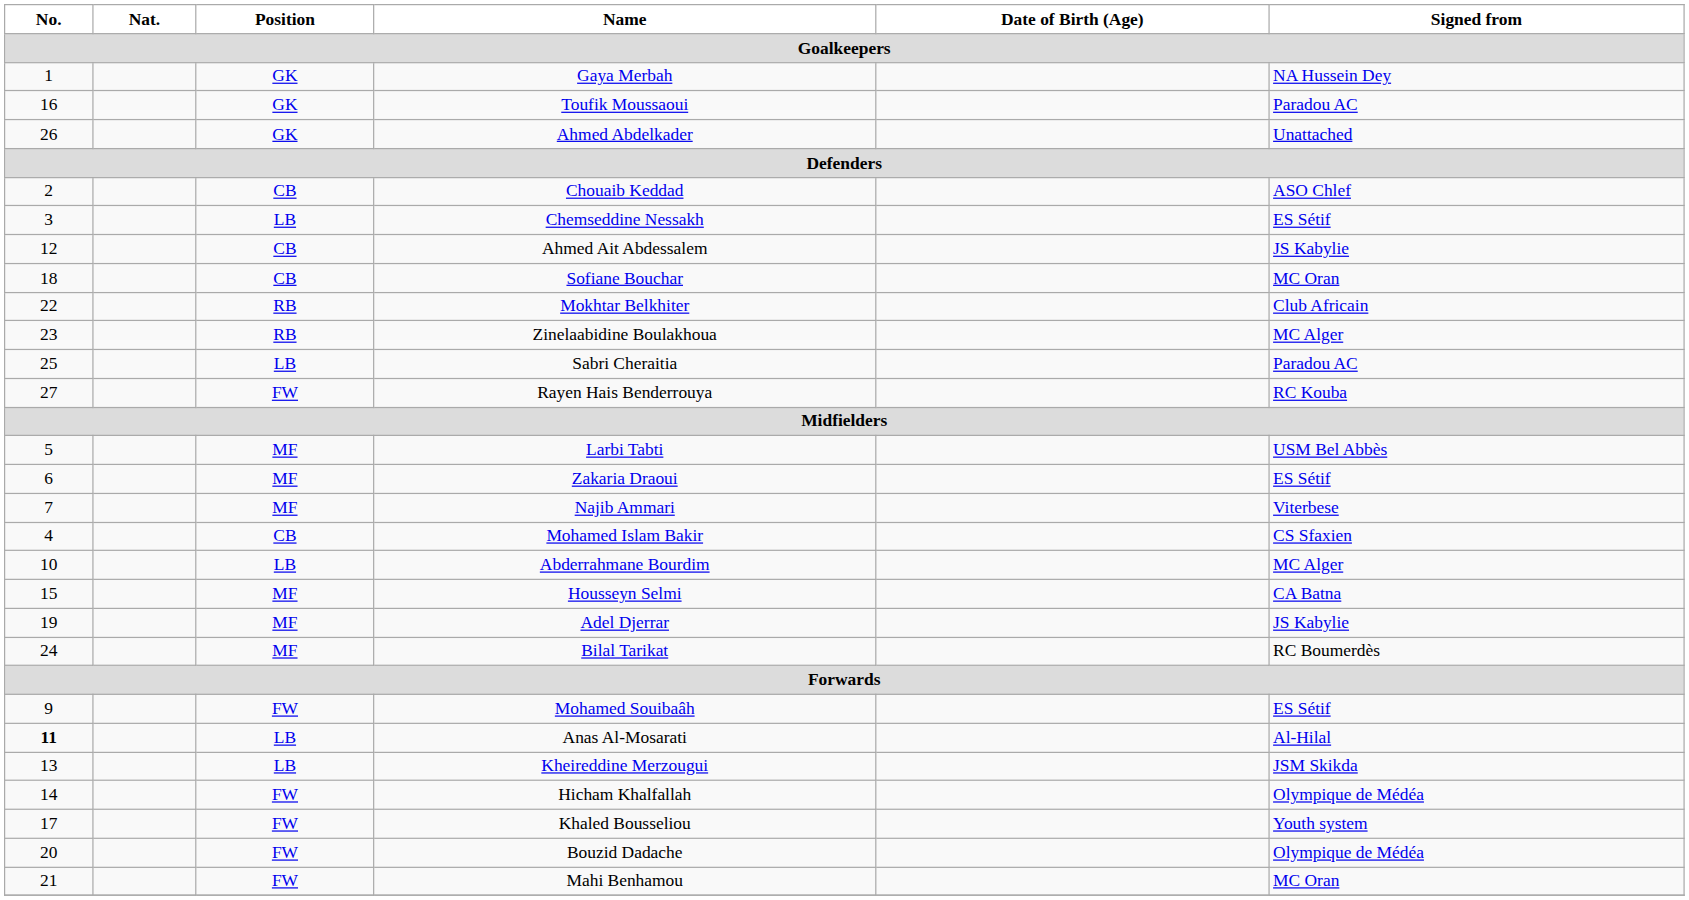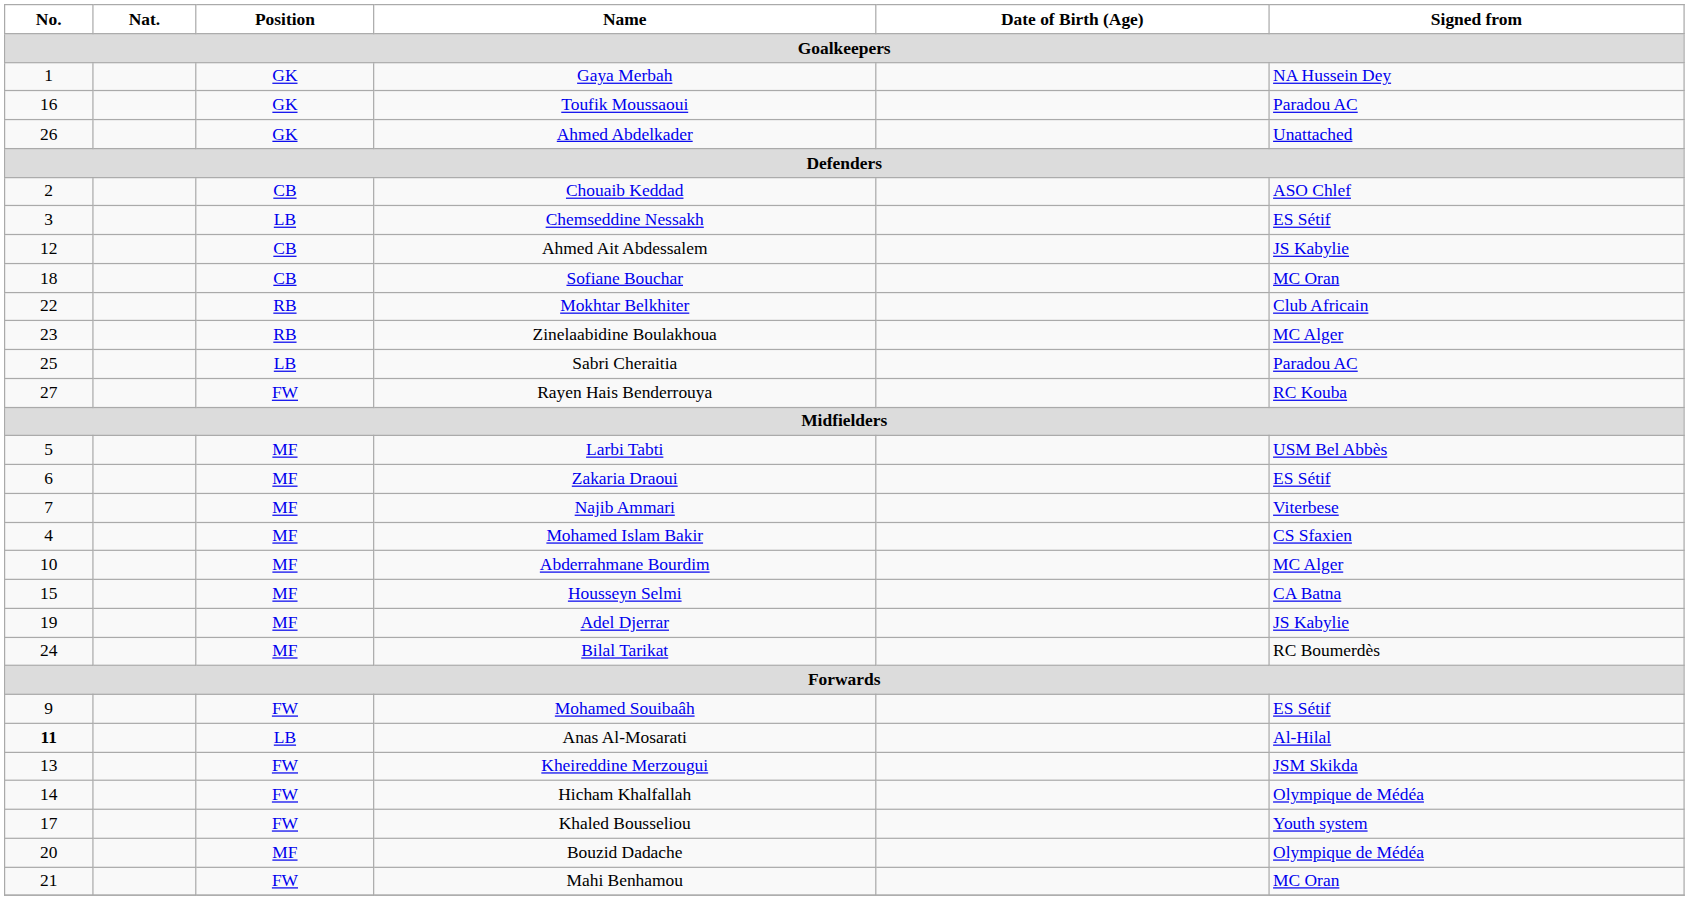(285, 536) CB -> (285, 536) MF
(285, 565) LB -> (285, 565) MF
(285, 766) LB -> (285, 766) FW
(285, 852) FW -> (285, 852) MF
